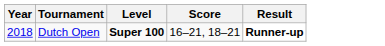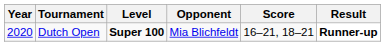+ column: (204, 14)
(20, 32) 2018 -> (20, 32) 2020
